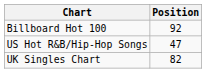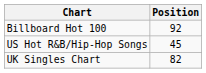(176, 44) 47 -> (176, 44) 45
